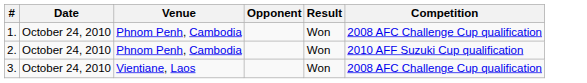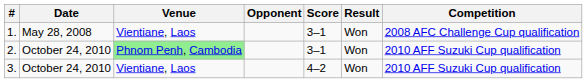+ column: (323, 13)
(66, 31) October 24, 2010 -> (57, 31) May 28, 2008
(179, 31) Phnom Penh, Cambodia -> (156, 31) Vientiane, Laos
(179, 50) no background -> (179, 50) lightgreen background
(445, 68) 2008 AFC Challenge Cup qualification -> (473, 68) 2010 AFF Suzuki Cup qualification
